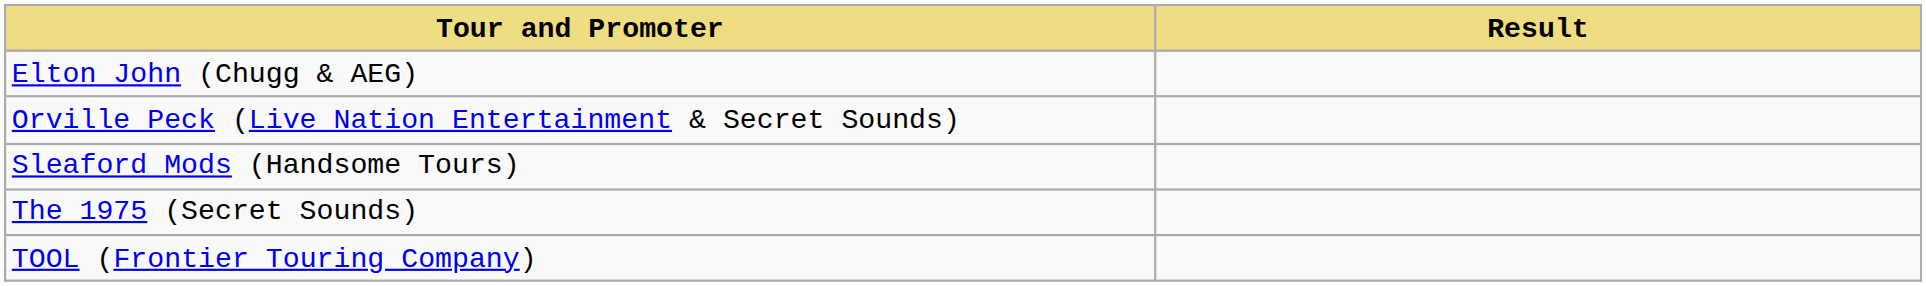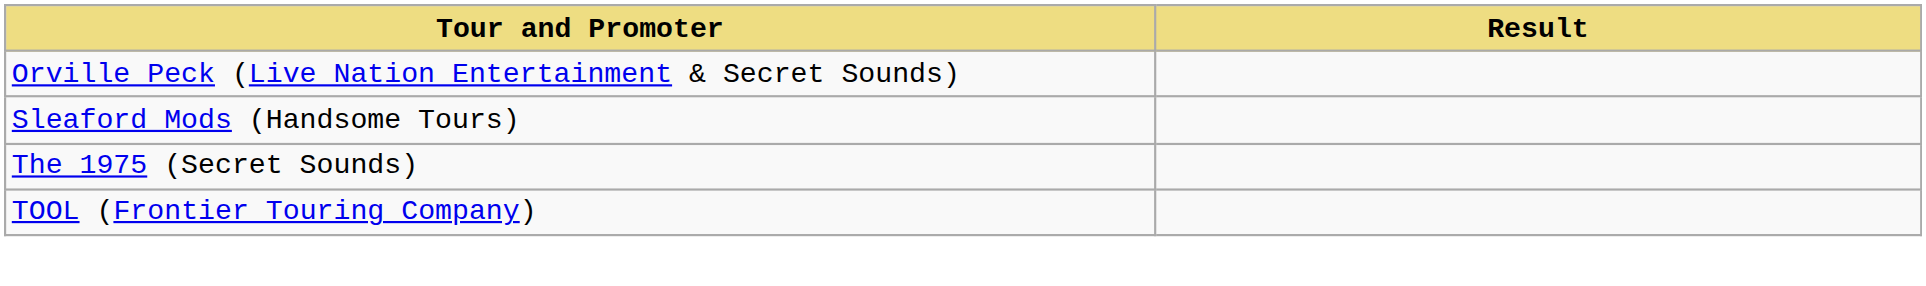- row: (215, 74)
